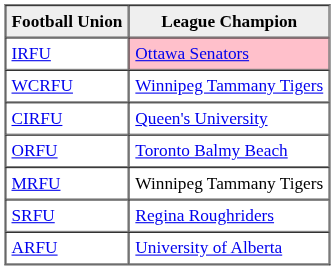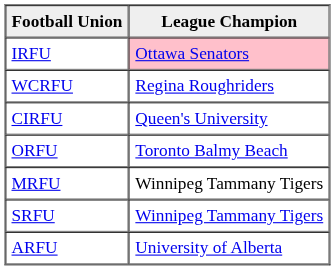(229, 86) Winnipeg Tammany Tigers -> (205, 86) Regina Roughriders
(205, 215) Regina Roughriders -> (229, 215) Winnipeg Tammany Tigers
